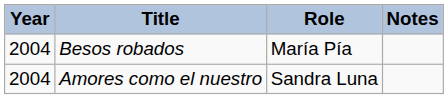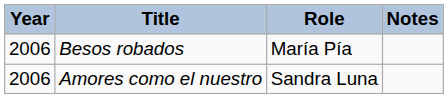(30, 49) 2004 -> (30, 49) 2006
(30, 78) 2004 -> (30, 78) 2006
